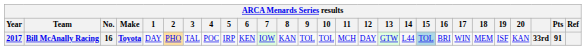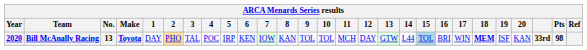(14, 38) 2017 -> (14, 38) 2020
(109, 38) 16 -> (109, 38) 13
(484, 38) normal -> (484, 38) bold
(558, 38) 91 -> (559, 38) 98
